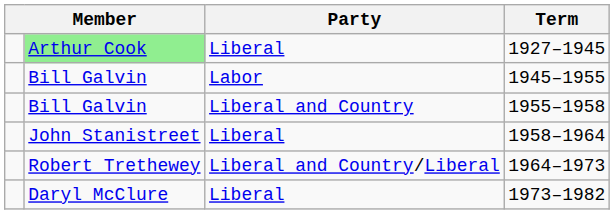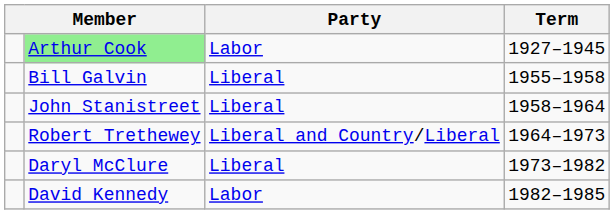(247, 49) Liberal -> (236, 49) Labor
- row: (557, 78)
(311, 107) Liberal and Country -> (247, 78) Liberal
+ row: (557, 195)
